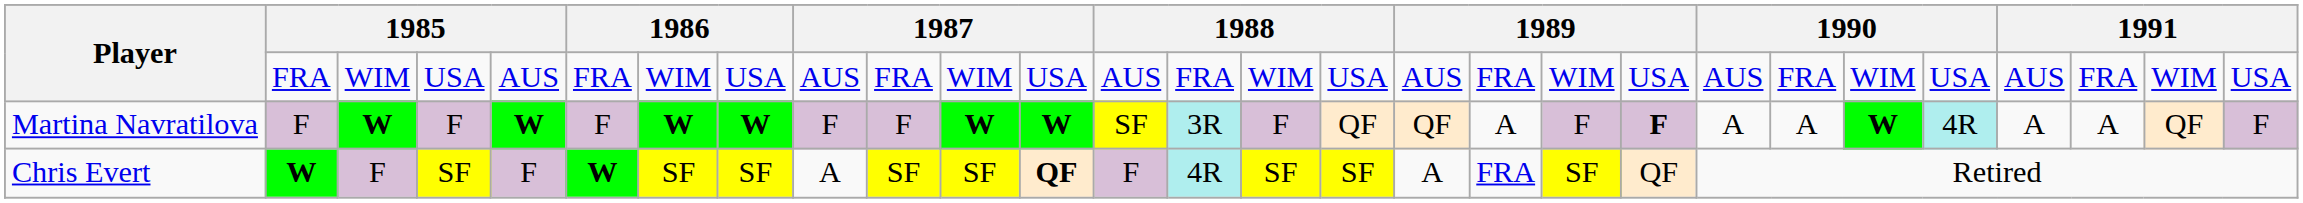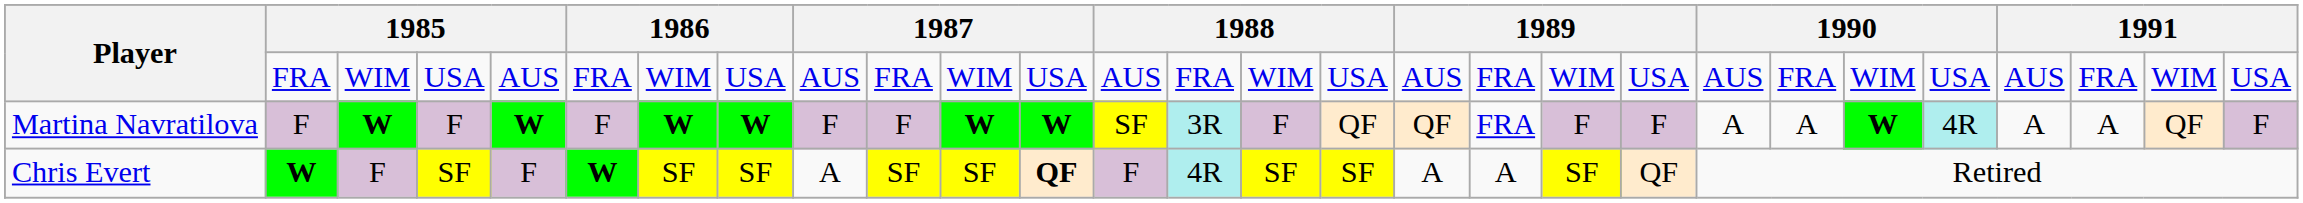(1506, 124) A -> (1506, 124) FRA
(1659, 124) bold -> (1659, 124) normal
(1506, 172) FRA -> (1506, 172) A
